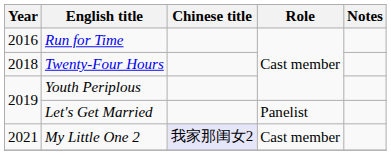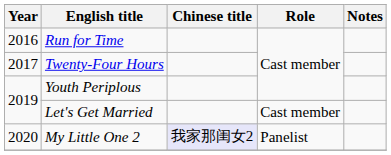(23, 64) 2018 -> (23, 64) 2017
(284, 111) Panelist -> (300, 111) Cast member
(23, 137) 2021 -> (23, 137) 2020
(300, 137) Cast member -> (284, 137) Panelist
